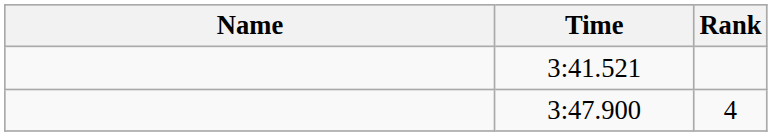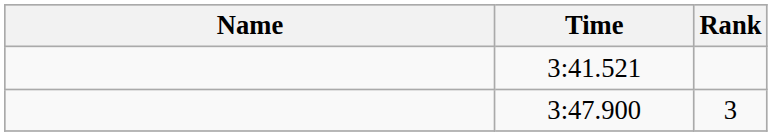(730, 109) 4 -> (730, 109) 3
